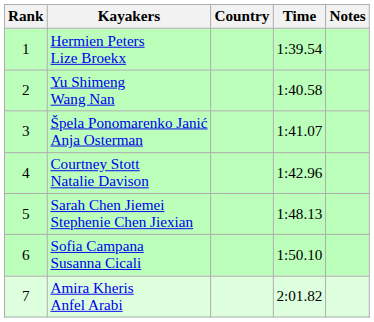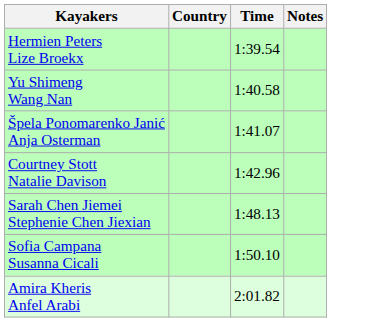- column: (26, 16)
